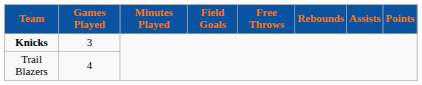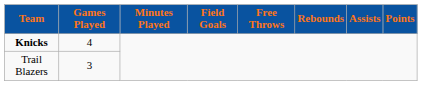(89, 42) 3 -> (89, 42) 4
(89, 65) 4 -> (89, 65) 3
